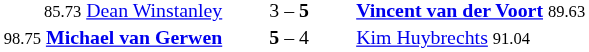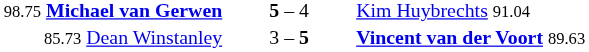rows swapped: (133, 10) <-> (113, 38)
